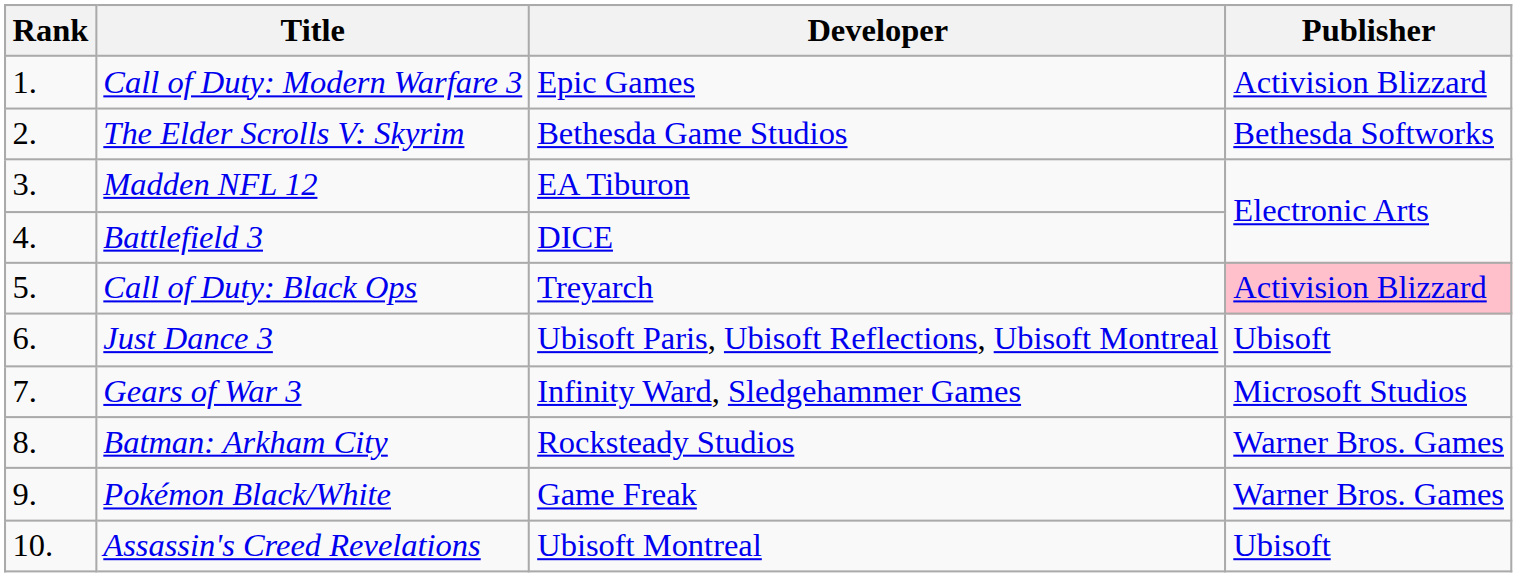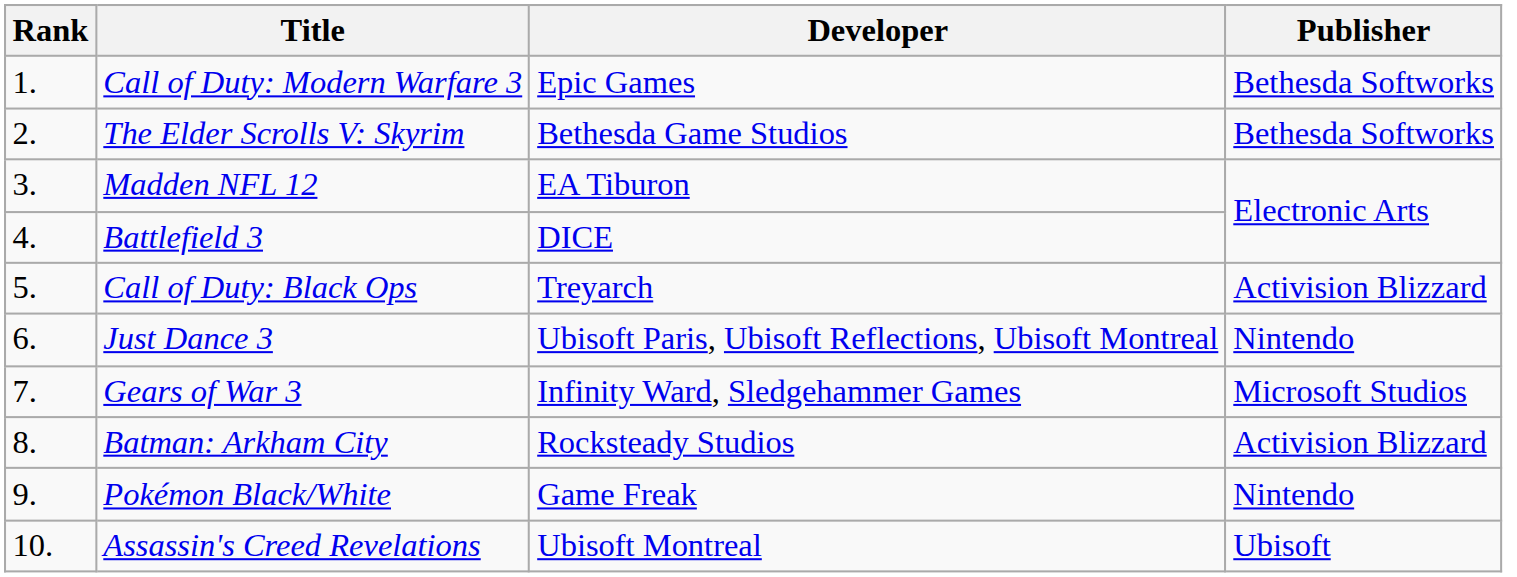(1360, 81) Activision Blizzard -> (1364, 81) Bethesda Softworks
(1360, 287) pink background -> (1360, 287) no background
(1282, 339) Ubisoft -> (1294, 339) Nintendo
(1369, 442) Warner Bros. Games -> (1360, 442) Activision Blizzard
(1369, 493) Warner Bros. Games -> (1294, 493) Nintendo
